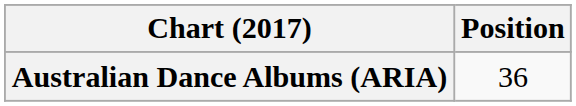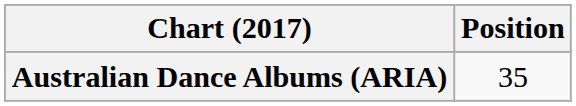(513, 76) 36 -> (513, 76) 35
